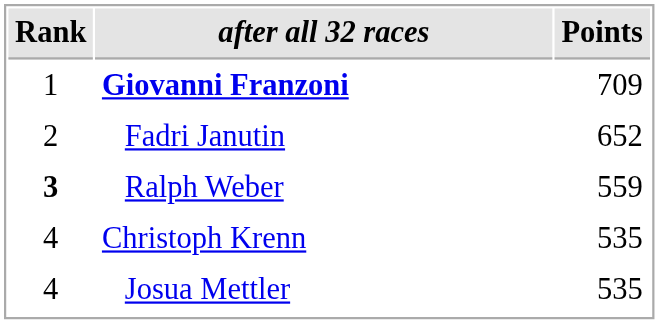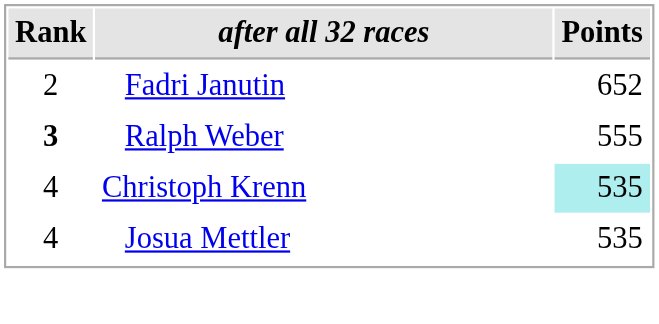- row: (225, 85)
(620, 187) 559 -> (620, 136) 555
(620, 238) no background -> (620, 187) paleturquoise background
